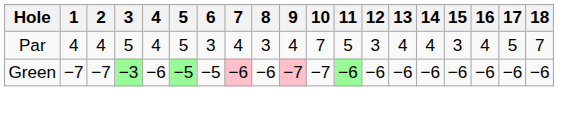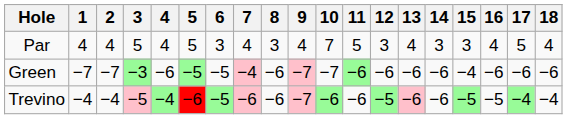(430, 45) 4 -> (439, 45) 3
(540, 45) 7 -> (549, 45) 4
(238, 72) −6 -> (247, 72) −4
(458, 72) −6 -> (466, 72) −4
+ row: (37, 99)
